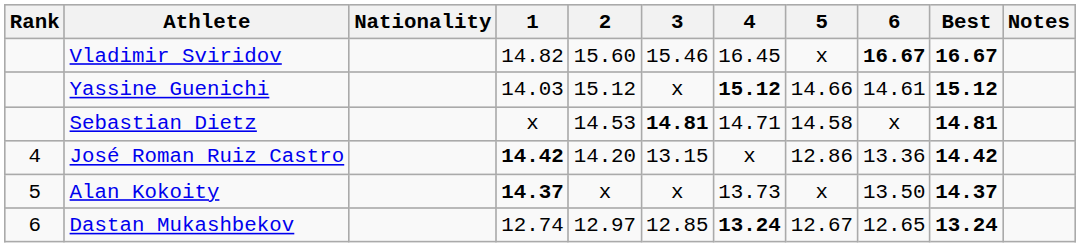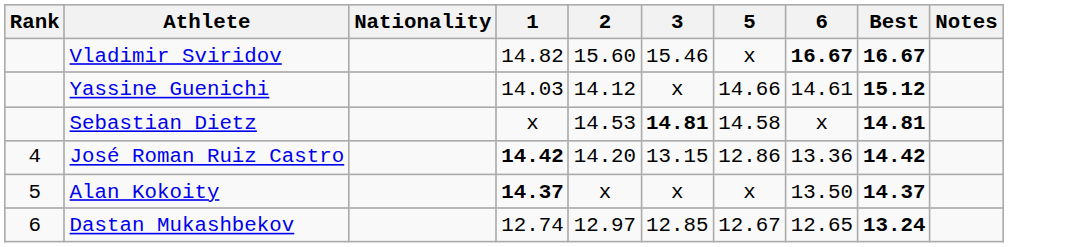- column: (750, 22)
(605, 90) 15.12 -> (605, 90) 14.12
